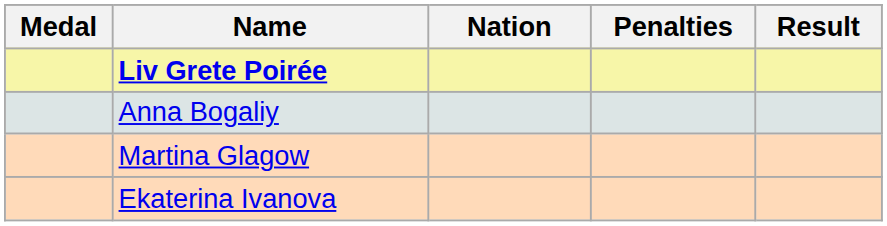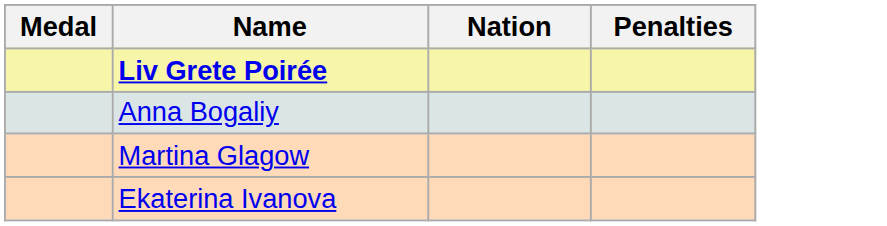- column: (818, 27)
